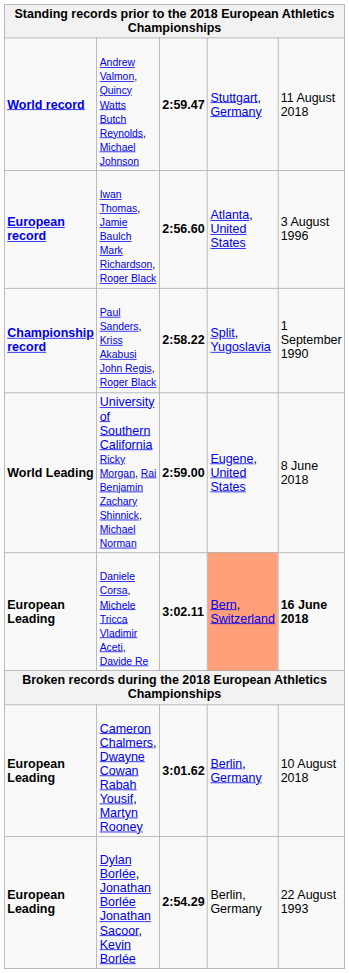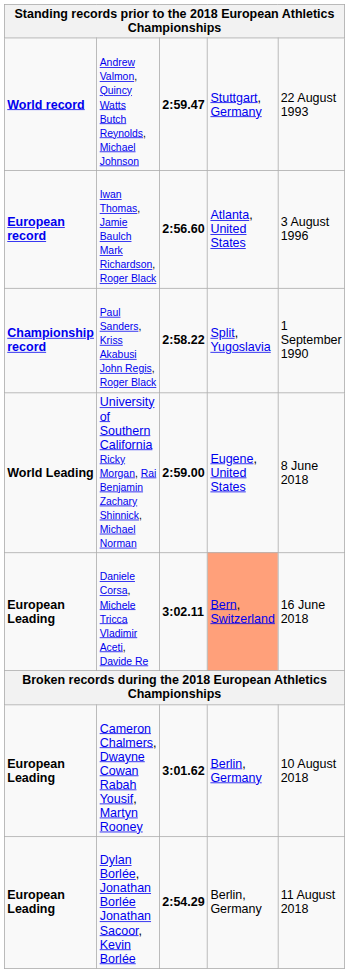(308, 104) 11 August 2018 -> (308, 104) 22 August 1993
(304, 611) bold -> (303, 611) normal
(308, 902) 22 August 1993 -> (308, 902) 11 August 2018
